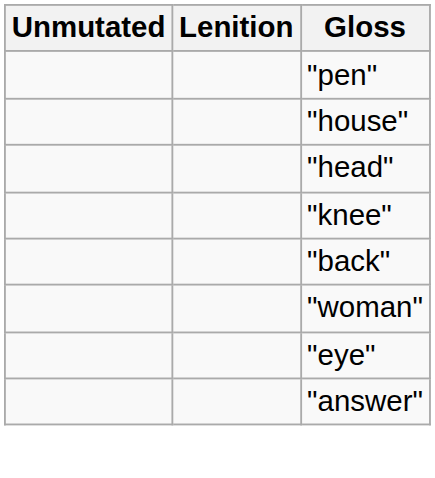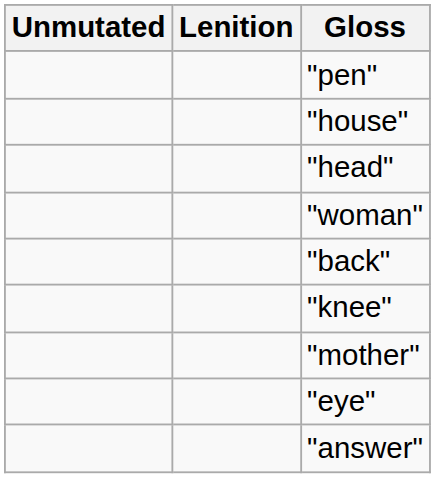rows swapped: (365, 307) <-> (349, 214)
+ row: (363, 354)
